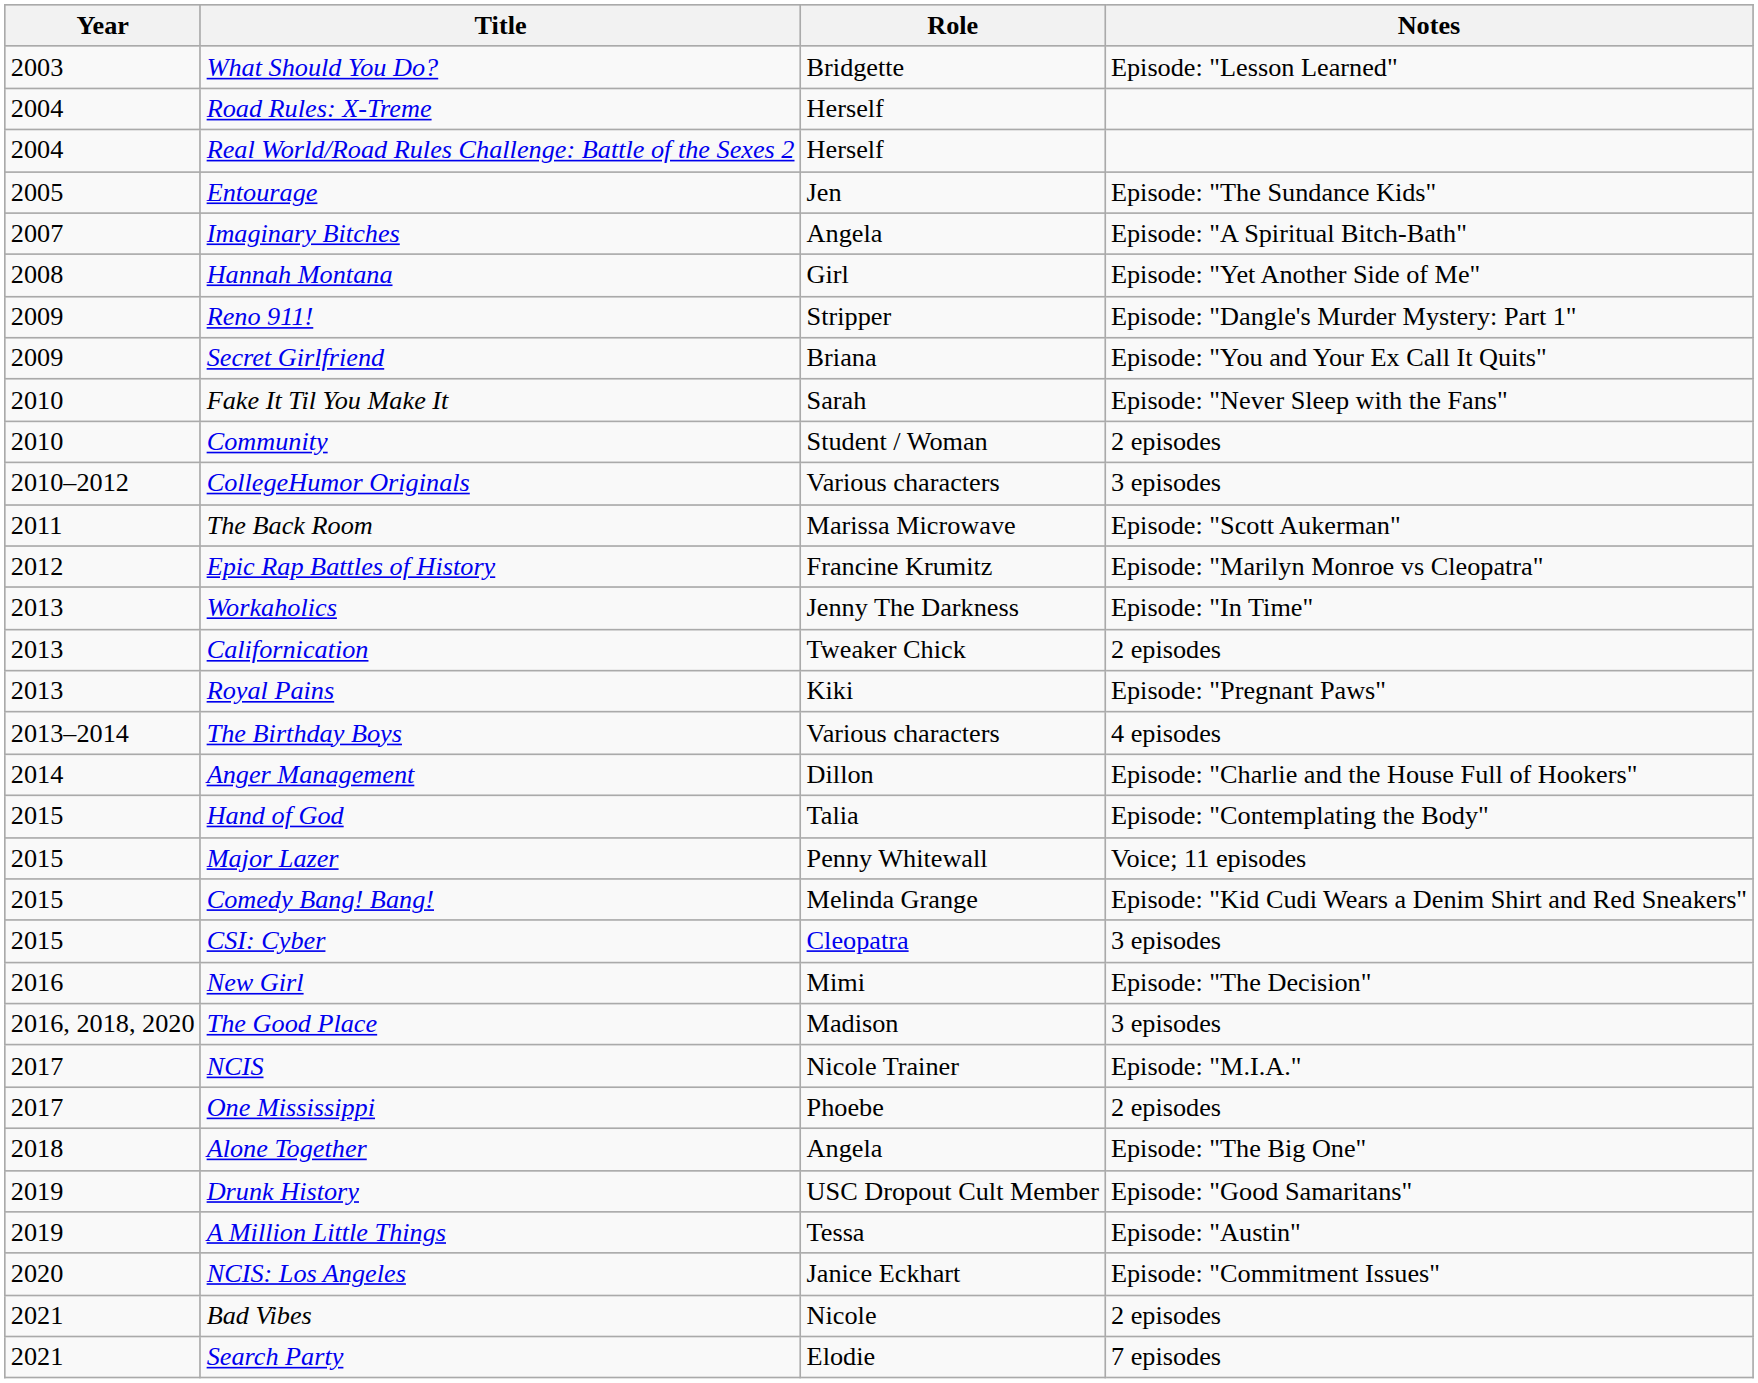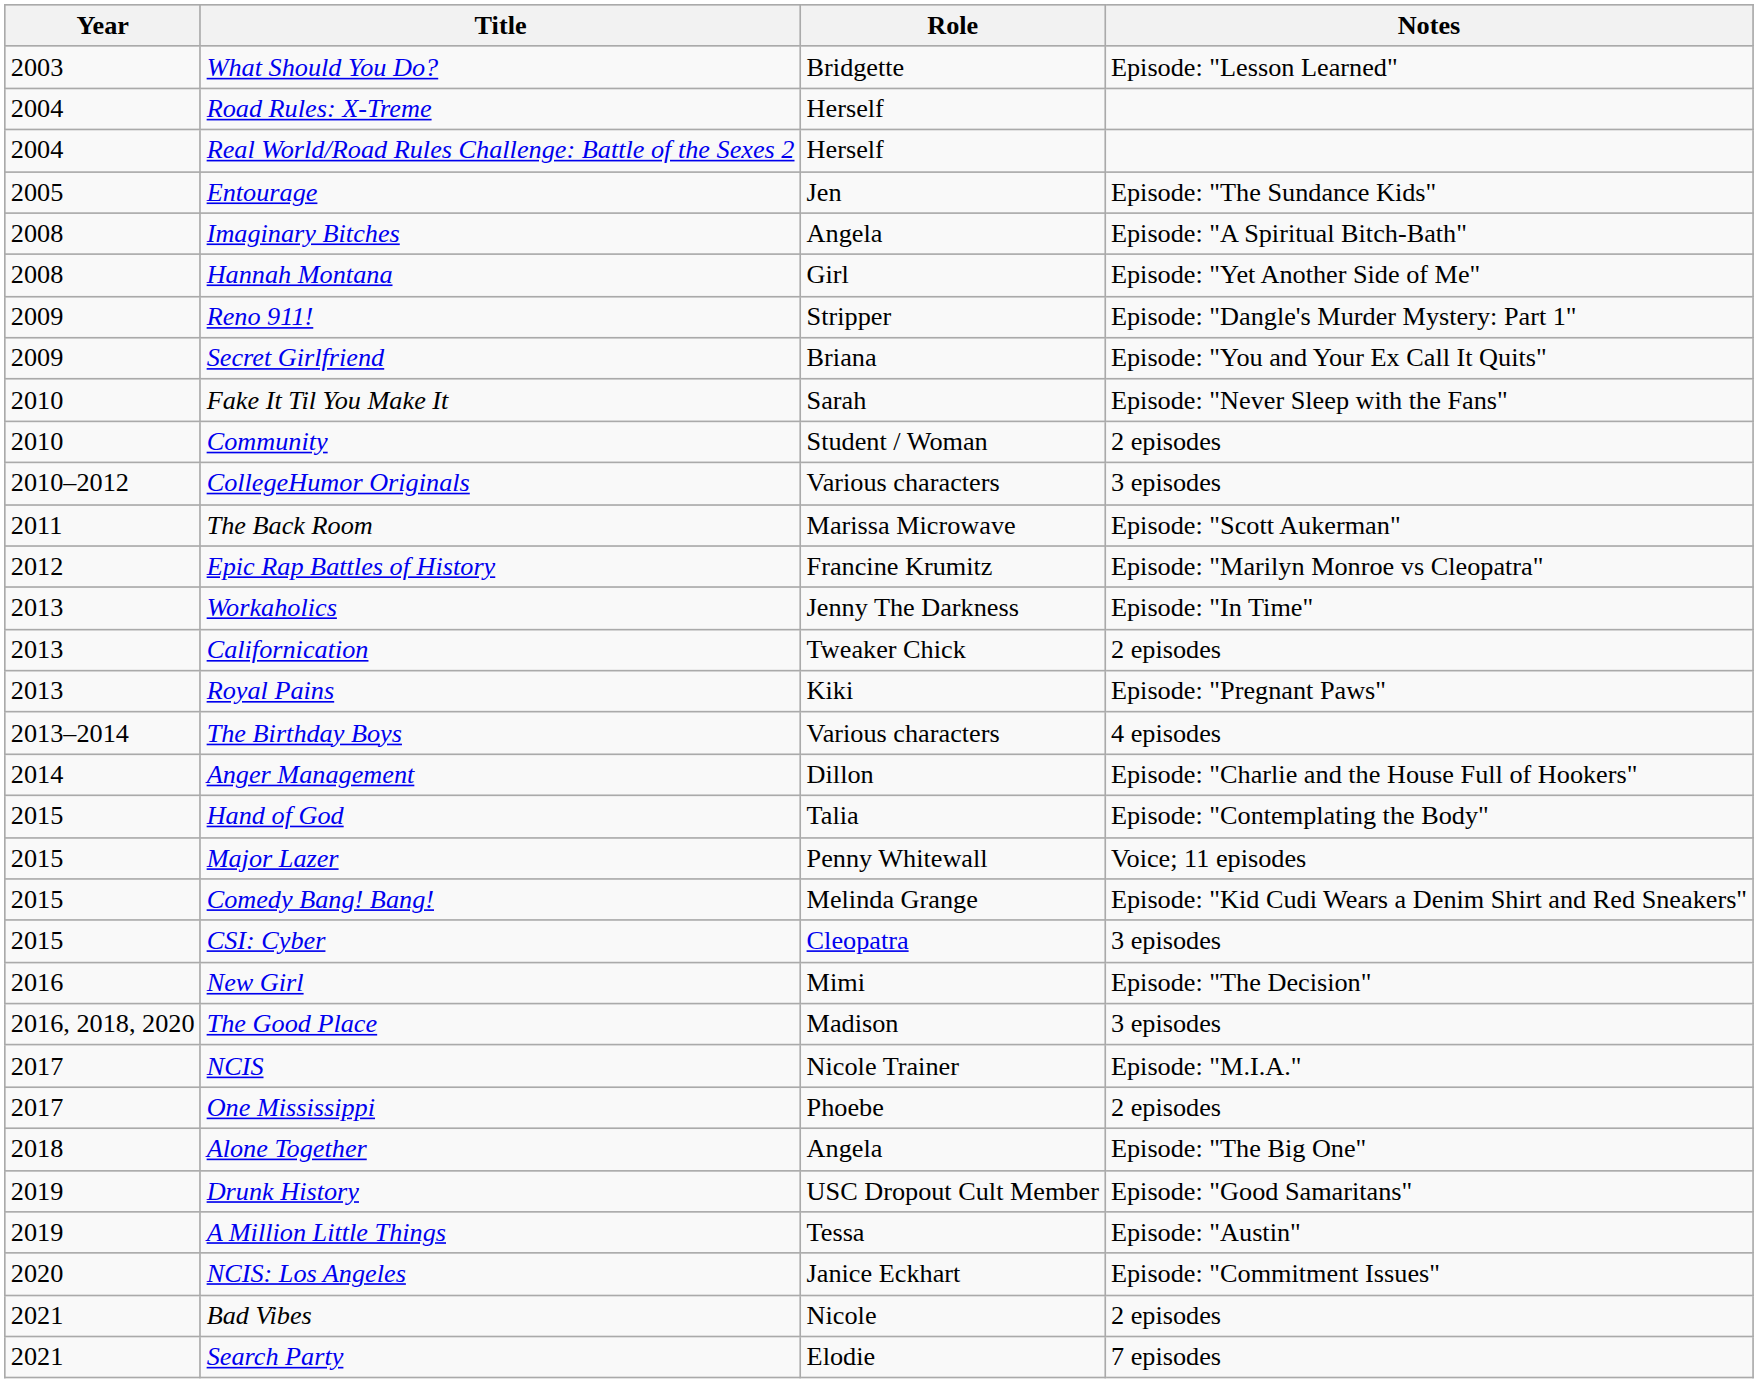(37, 233) 2007 -> (37, 233) 2008
